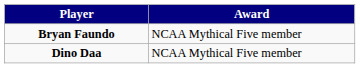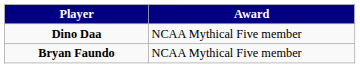rows swapped: (77, 33) <-> (77, 53)
